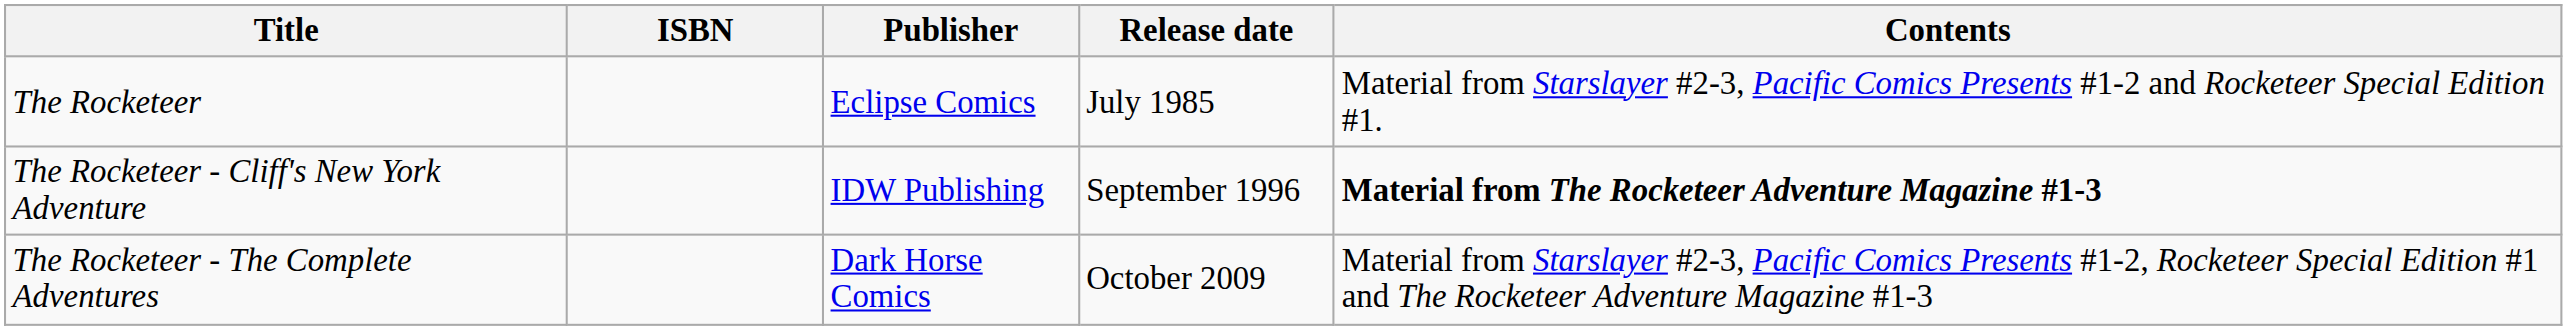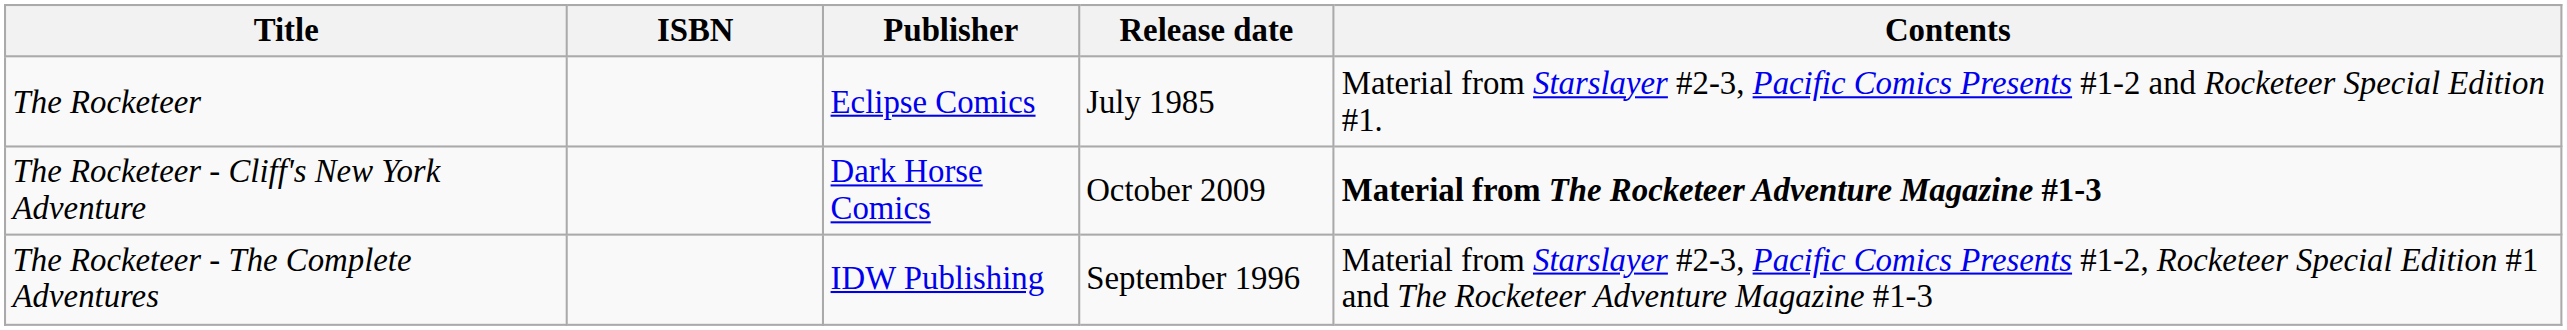(937, 189) IDW Publishing -> (907, 189) Dark Horse Comics
(1193, 189) September 1996 -> (1176, 189) October 2009
(907, 278) Dark Horse Comics -> (937, 278) IDW Publishing
(1176, 278) October 2009 -> (1193, 278) September 1996
